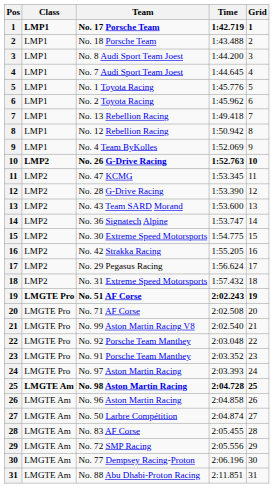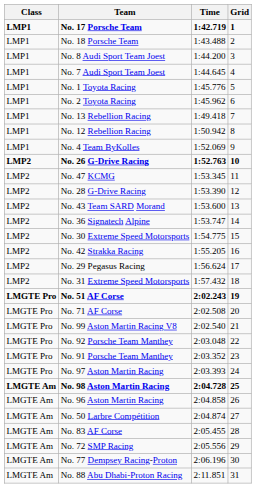- column: (13, 12)
